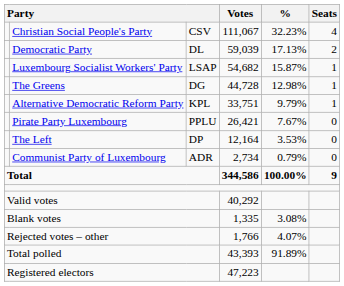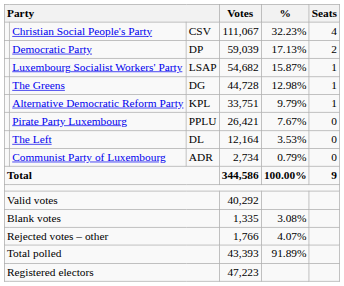(196, 49) DL -> (196, 49) DP
(196, 139) DP -> (196, 139) DL
